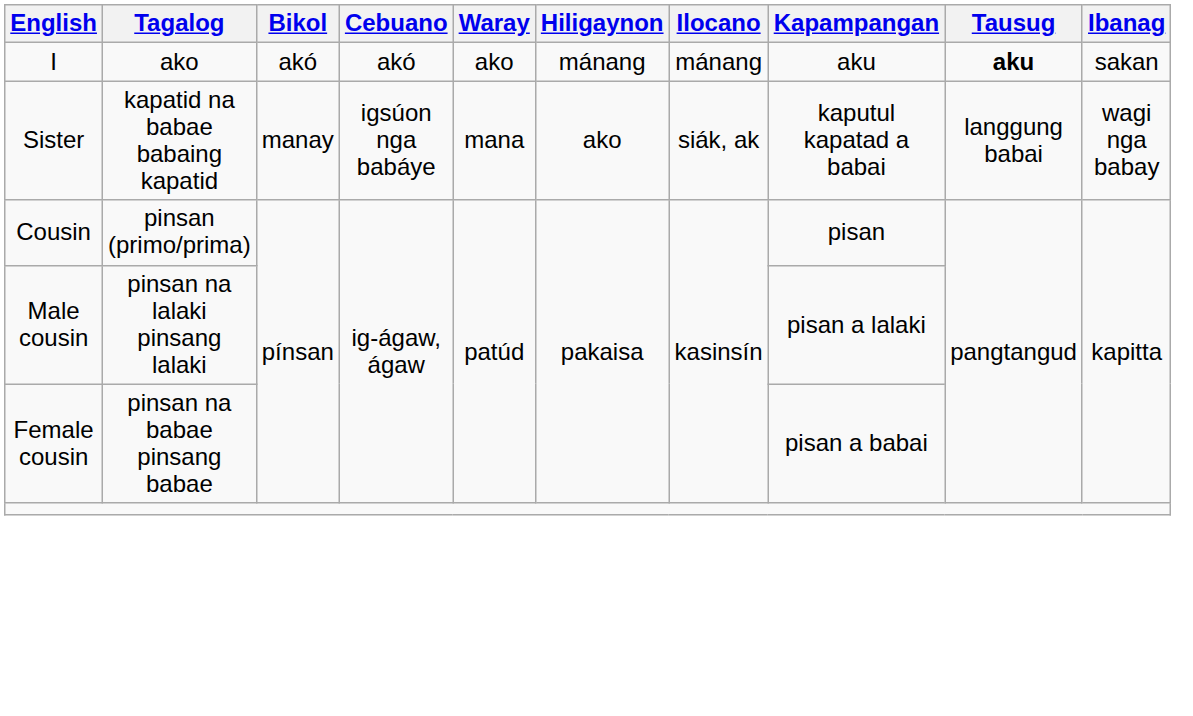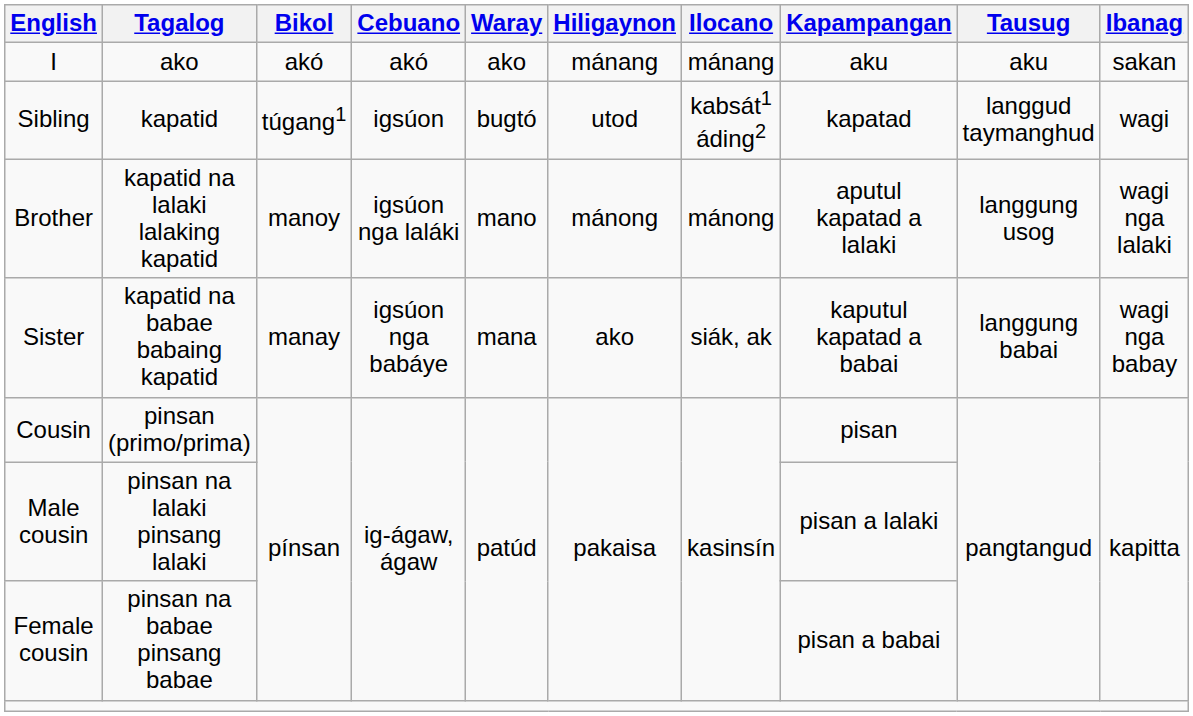(1014, 61) bold -> (1029, 61) normal
+ row: (54, 119)
+ row: (54, 218)
